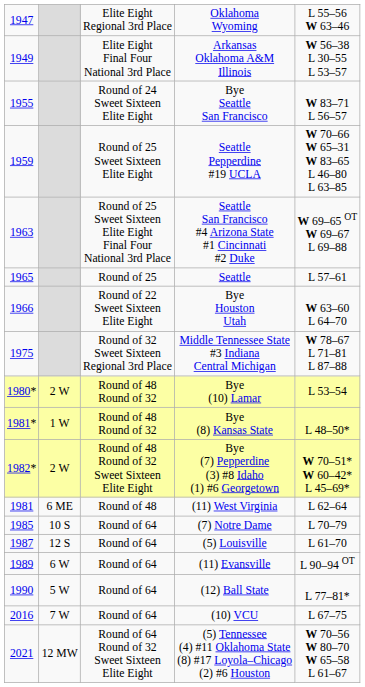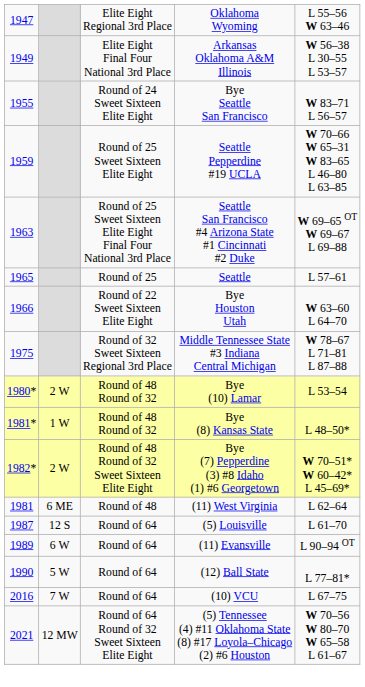- row: (235, 525)
